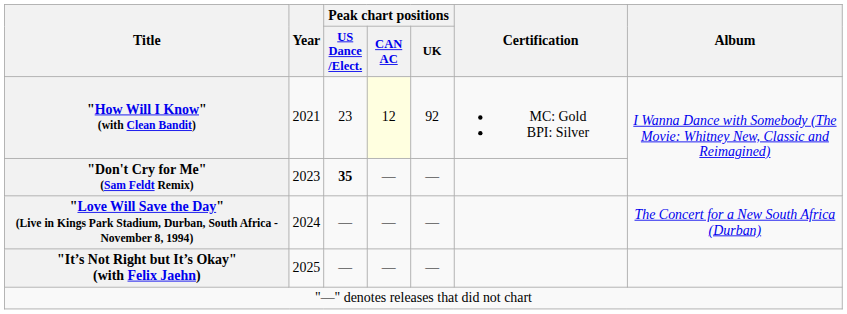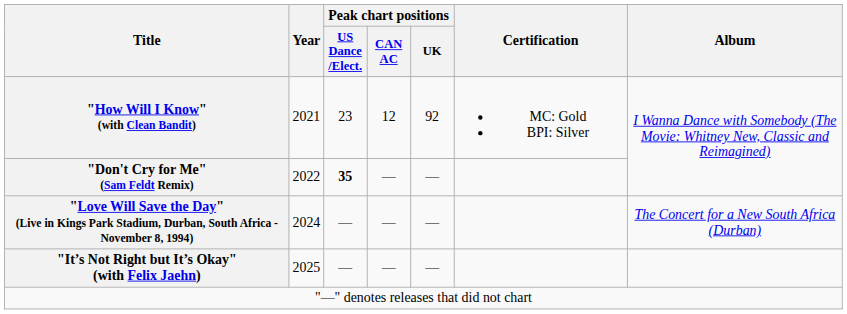(389, 117) lightyellow background -> (389, 117) no background
(306, 176) 2023 -> (306, 176) 2022
